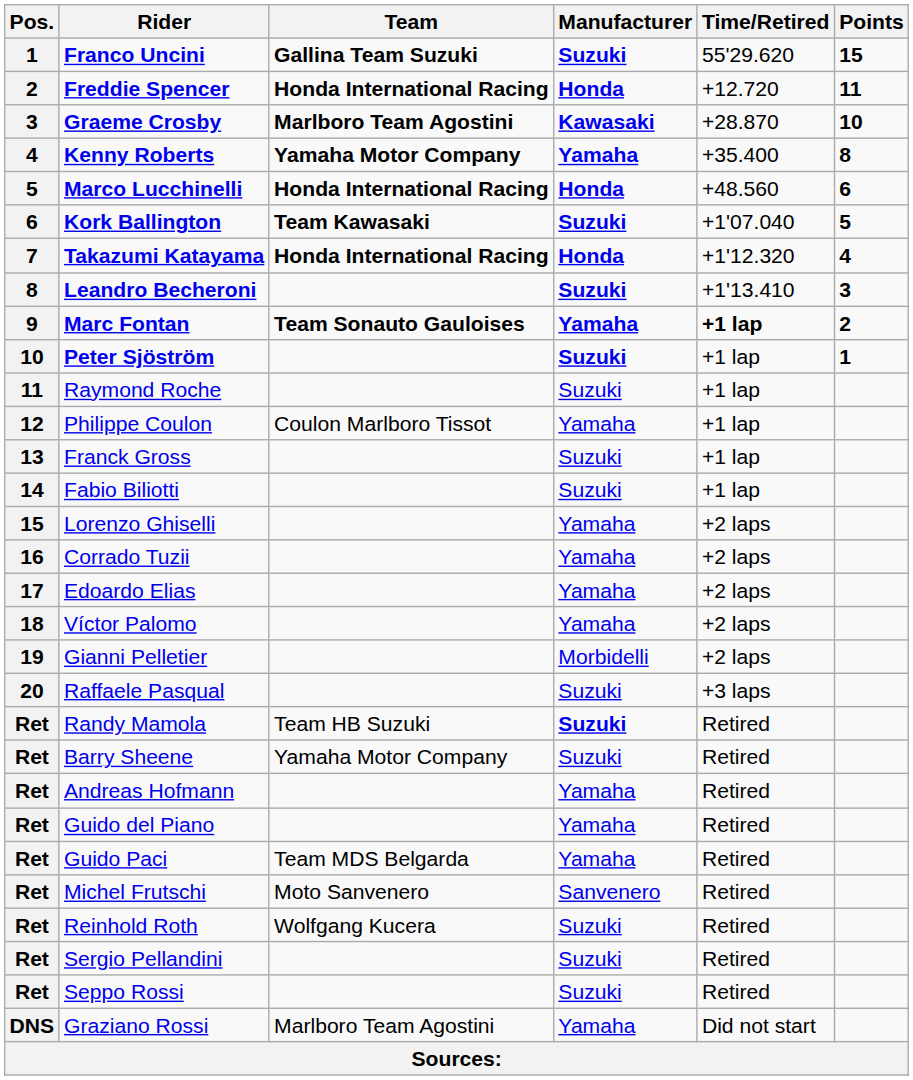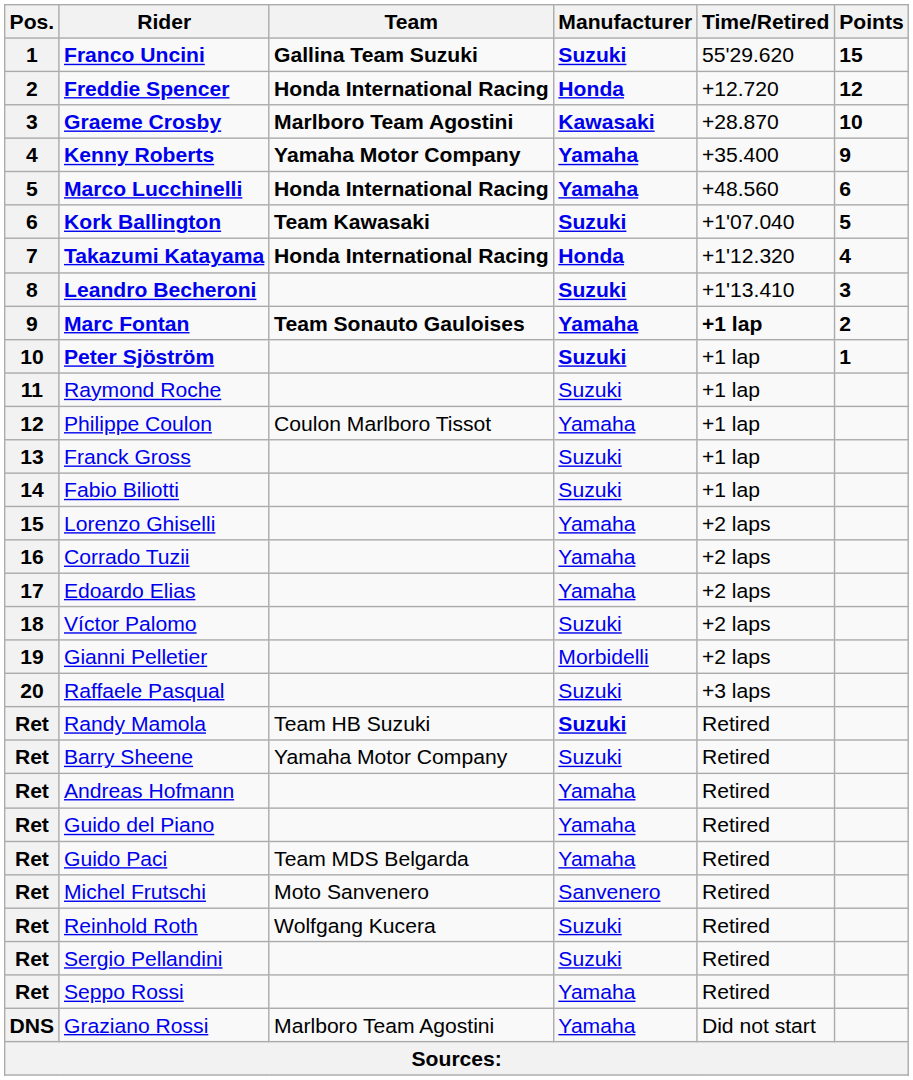(850, 88) 11 -> (851, 88) 12
(845, 155) 8 -> (845, 155) 9
(591, 189) Honda -> (598, 189) Yamaha
(597, 624) Yamaha -> (590, 624) Suzuki
(590, 992) Suzuki -> (597, 992) Yamaha
